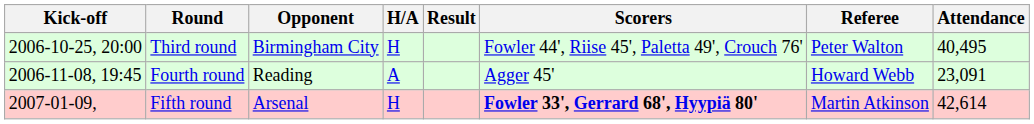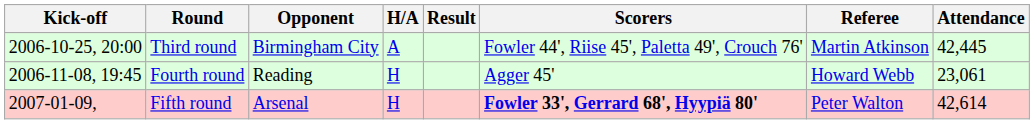(393, 47) H -> (393, 47) A
(857, 47) Peter Walton -> (870, 47) Martin Atkinson
(962, 47) 40,495 -> (962, 47) 42,445
(393, 75) A -> (393, 75) H
(962, 75) 23,091 -> (962, 75) 23,061
(870, 103) Martin Atkinson -> (857, 103) Peter Walton
